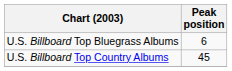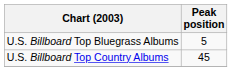(204, 41) 6 -> (204, 41) 5
